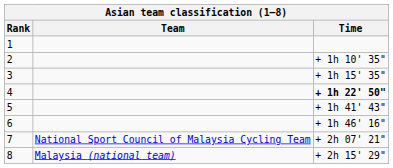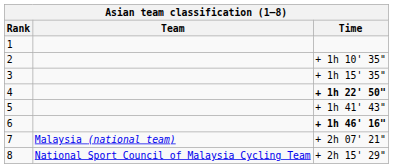(351, 124) normal -> (351, 124) bold
(173, 139) National Sport Council of Malaysia Cycling Team -> (105, 139) Malaysia (national team)
(105, 155) Malaysia (national team) -> (173, 155) National Sport Council of Malaysia Cycling Team
